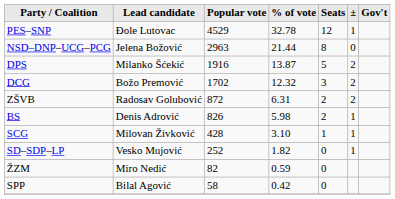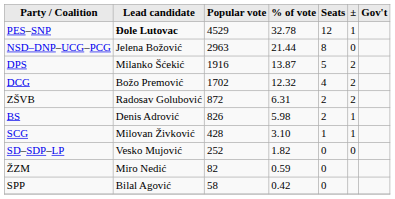(146, 30) normal -> (147, 30) bold
(324, 82) 3 -> (324, 82) 4
(353, 151) 1 -> (353, 151) 0
